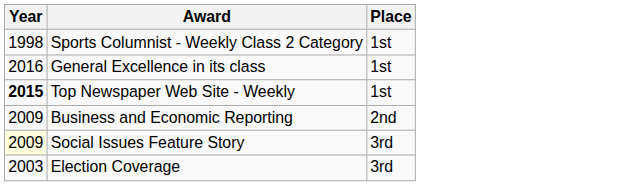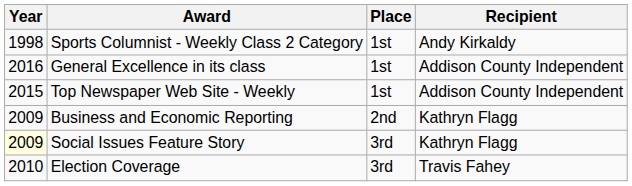+ column: (521, 17)
(26, 92) bold -> (26, 92) normal
(26, 167) 2003 -> (26, 167) 2010
